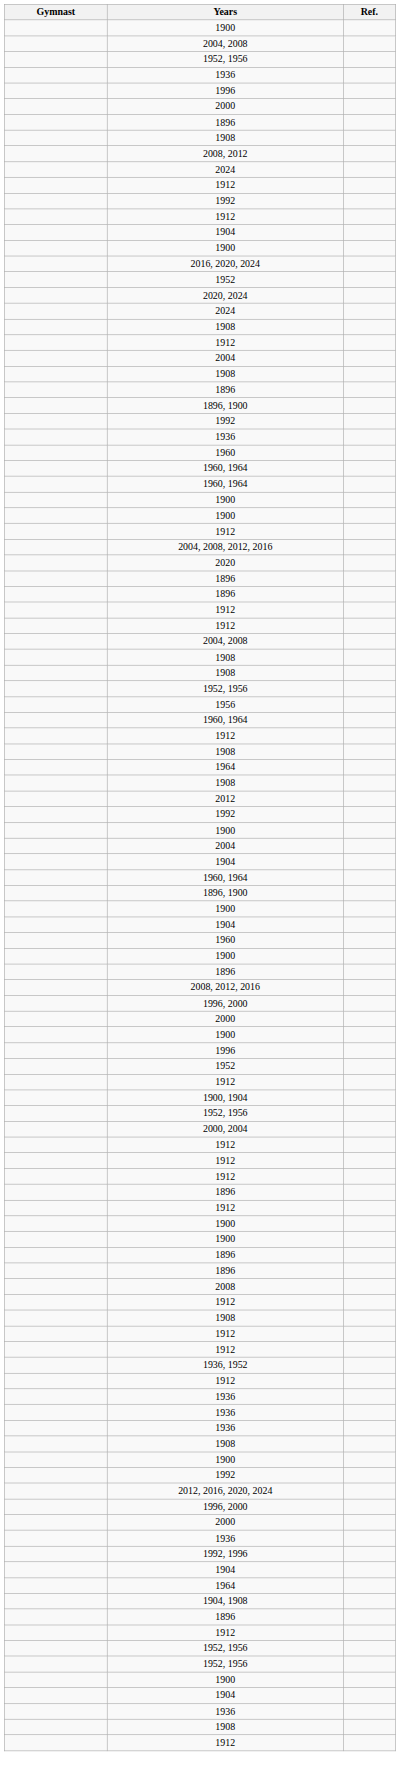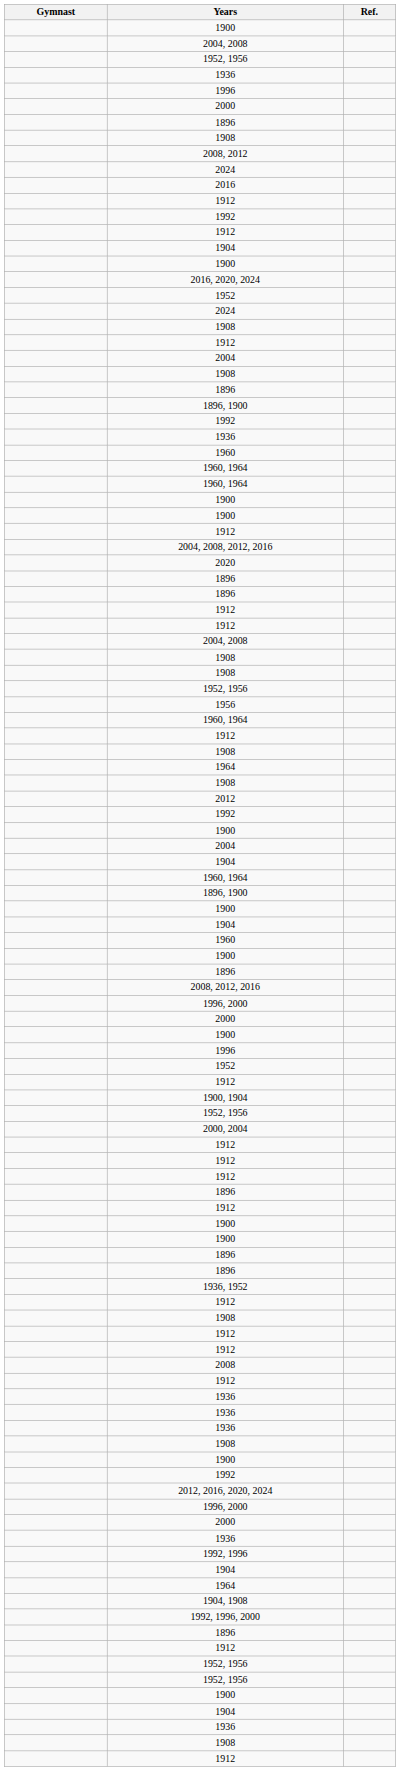+ row: (56, 185)
- row: (56, 295)
rows swapped: (56, 1365) <-> (56, 1287)
+ row: (56, 1617)
